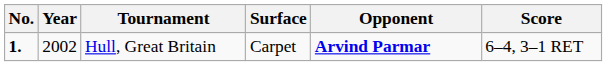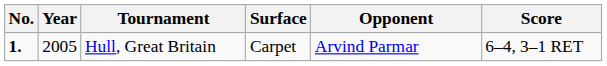(60, 46) 2002 -> (60, 46) 2005
(373, 46) bold -> (367, 46) normal
